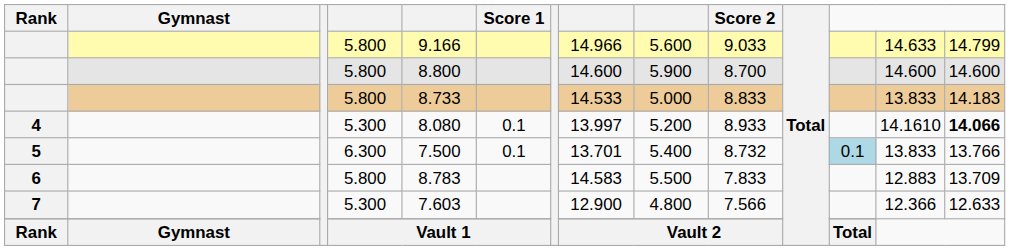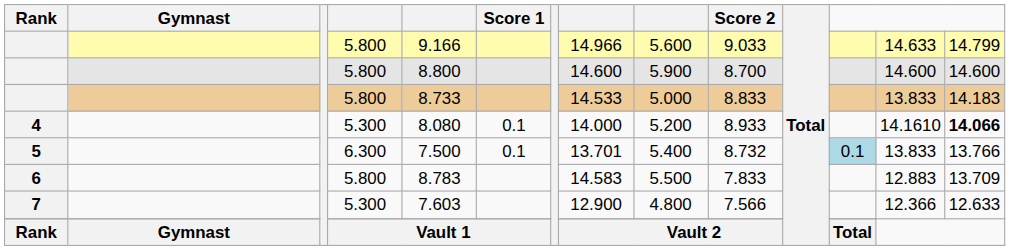(596, 125) 13.997 -> (596, 125) 14.000
